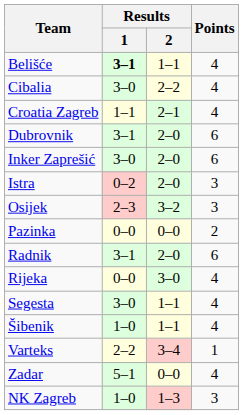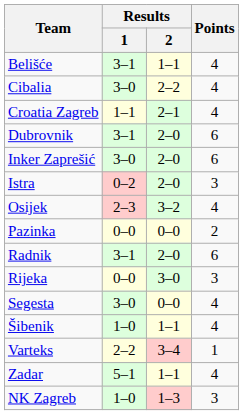(124, 64) bold -> (124, 64) normal
(215, 207) 3 -> (215, 207) 4
(215, 278) 4 -> (215, 278) 3
(169, 302) 1–1 -> (169, 302) 0–0
(169, 374) 0–0 -> (169, 374) 1–1
